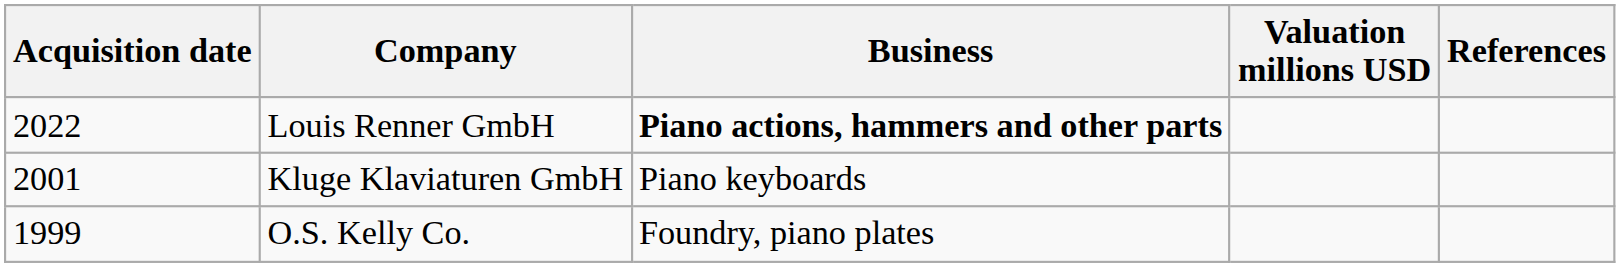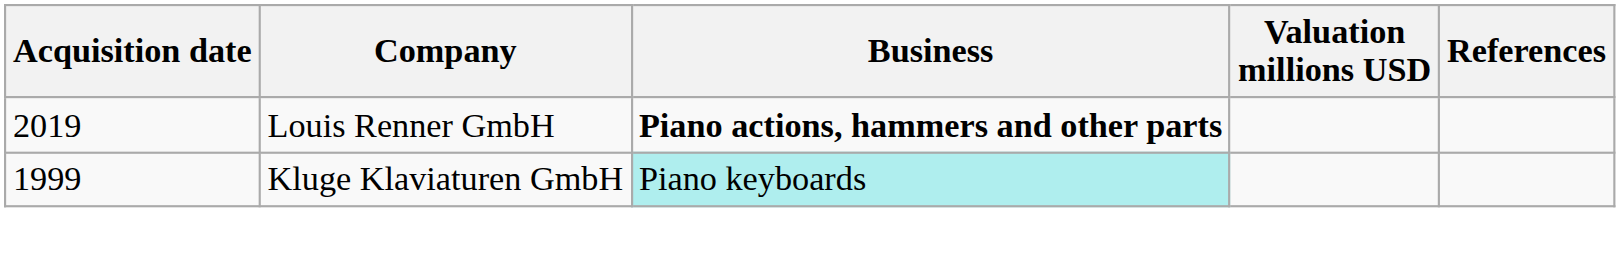(47, 124) 2022 -> (47, 124) 2019
(47, 178) 2001 -> (47, 178) 1999
(753, 178) no background -> (753, 178) paleturquoise background
- row: (369, 233)
